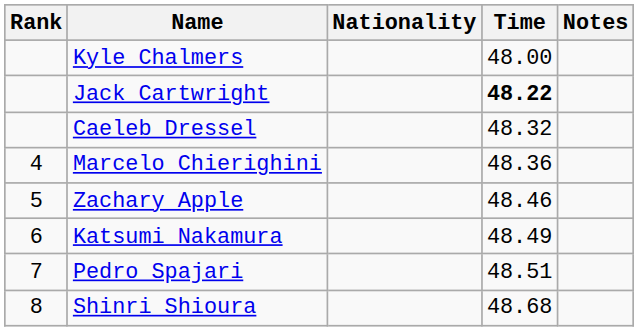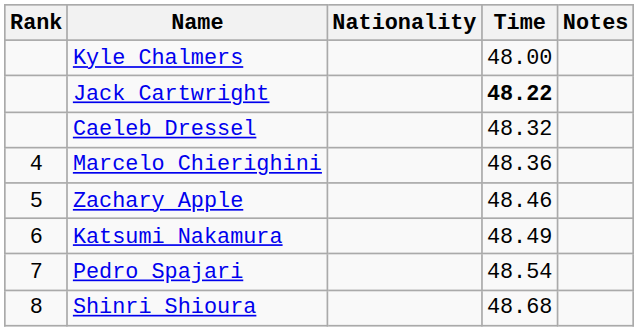(520, 272) 48.51 -> (520, 272) 48.54
